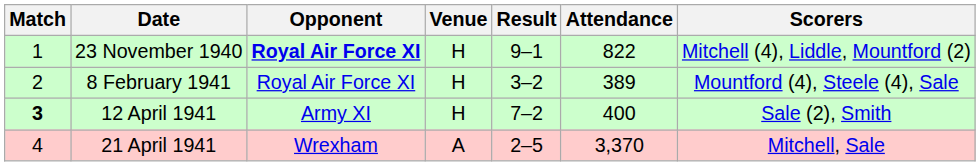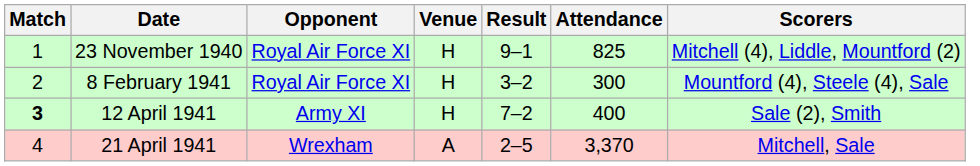(336, 51) bold -> (331, 51) normal
(619, 51) 822 -> (609, 51) 825
(619, 82) 389 -> (609, 82) 300
